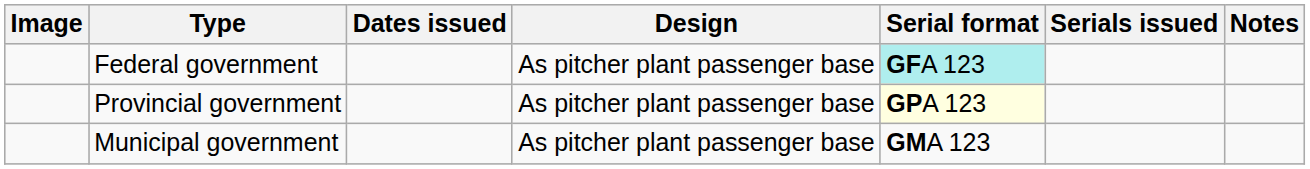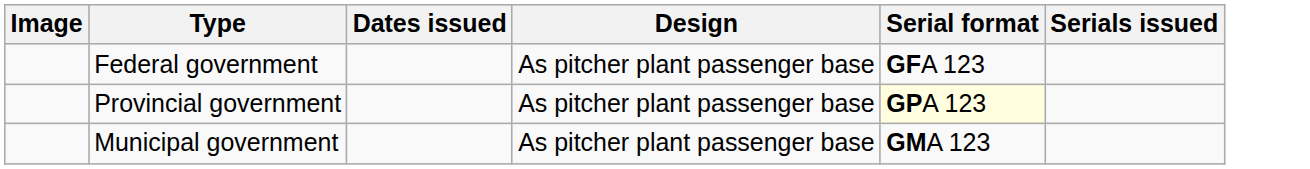- column: (1264, 24)
(936, 63) paleturquoise background -> (936, 63) no background
